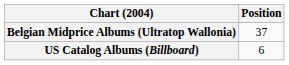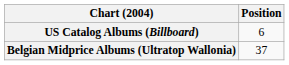rows swapped: (121, 32) <-> (121, 50)
